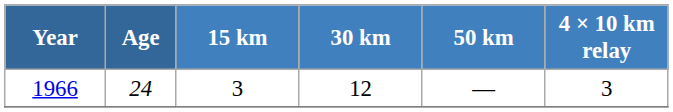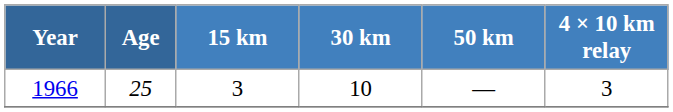(141, 88) 24 -> (141, 88) 25
(361, 88) 12 -> (361, 88) 10
